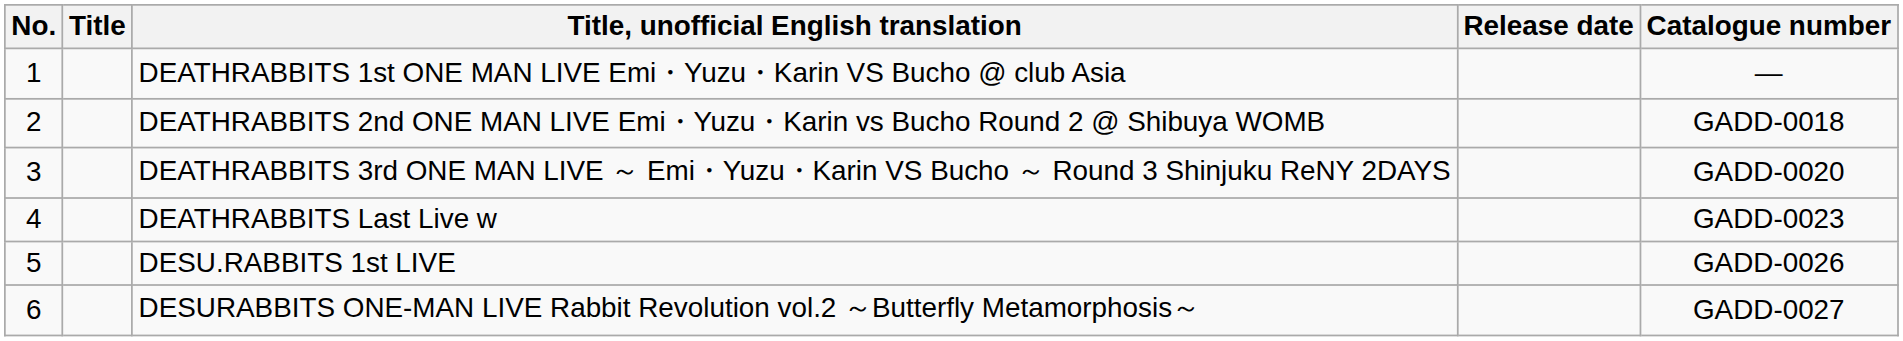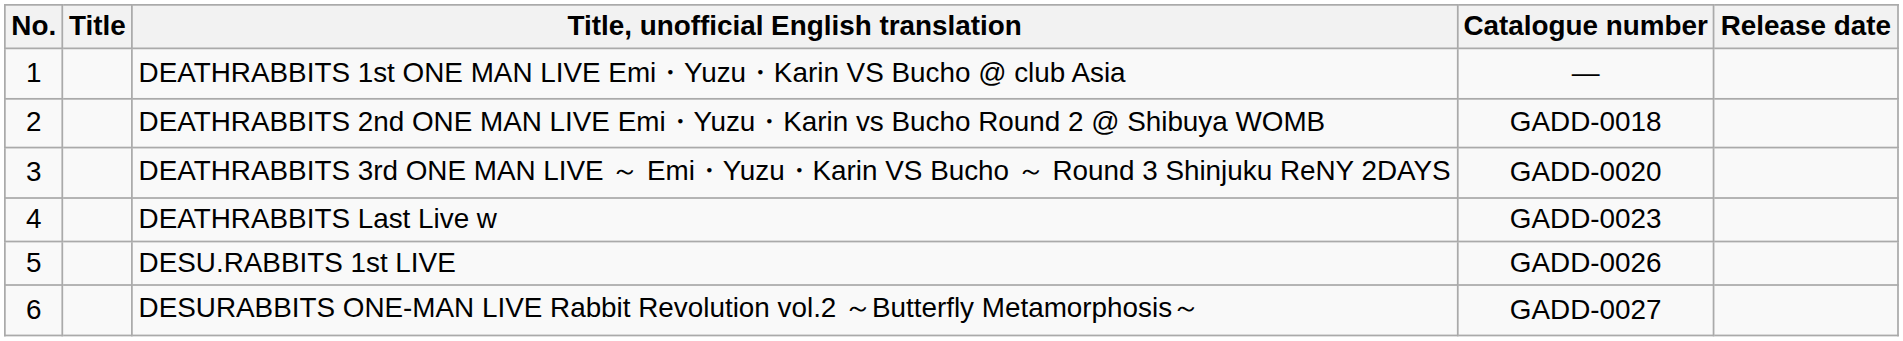columns swapped: (1549, 26) <-> (1769, 26)
